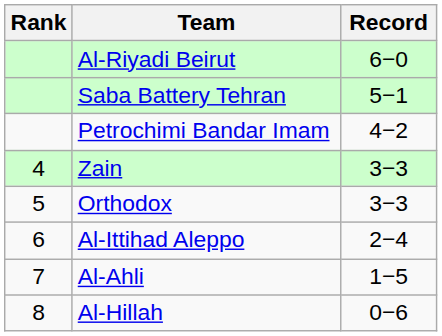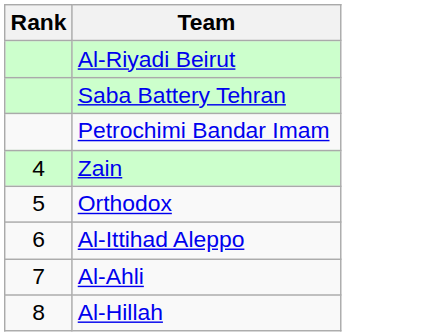- column: (389, 22)
